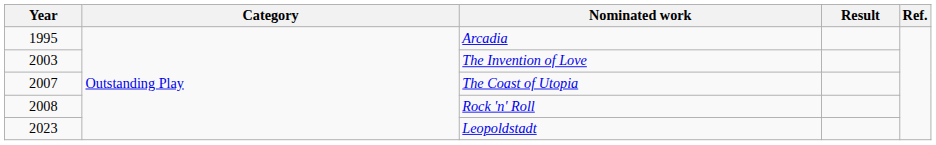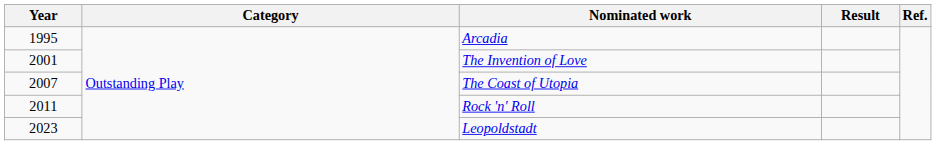(43, 60) 2003 -> (43, 60) 2001
(43, 106) 2008 -> (43, 106) 2011
